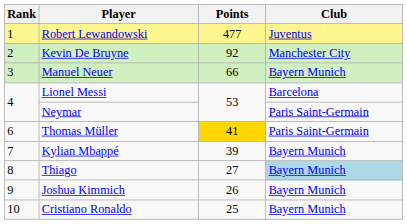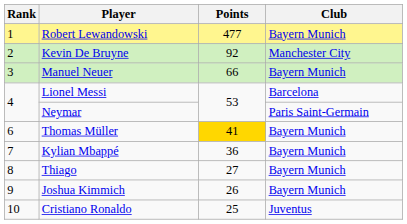(290, 33) Juventus -> (307, 33) Bayern Munich
(319, 131) Paris Saint-Germain -> (307, 131) Bayern Munich
(232, 151) 39 -> (232, 151) 36
(307, 170) lightblue background -> (307, 170) no background
(307, 209) Bayern Munich -> (290, 209) Juventus
